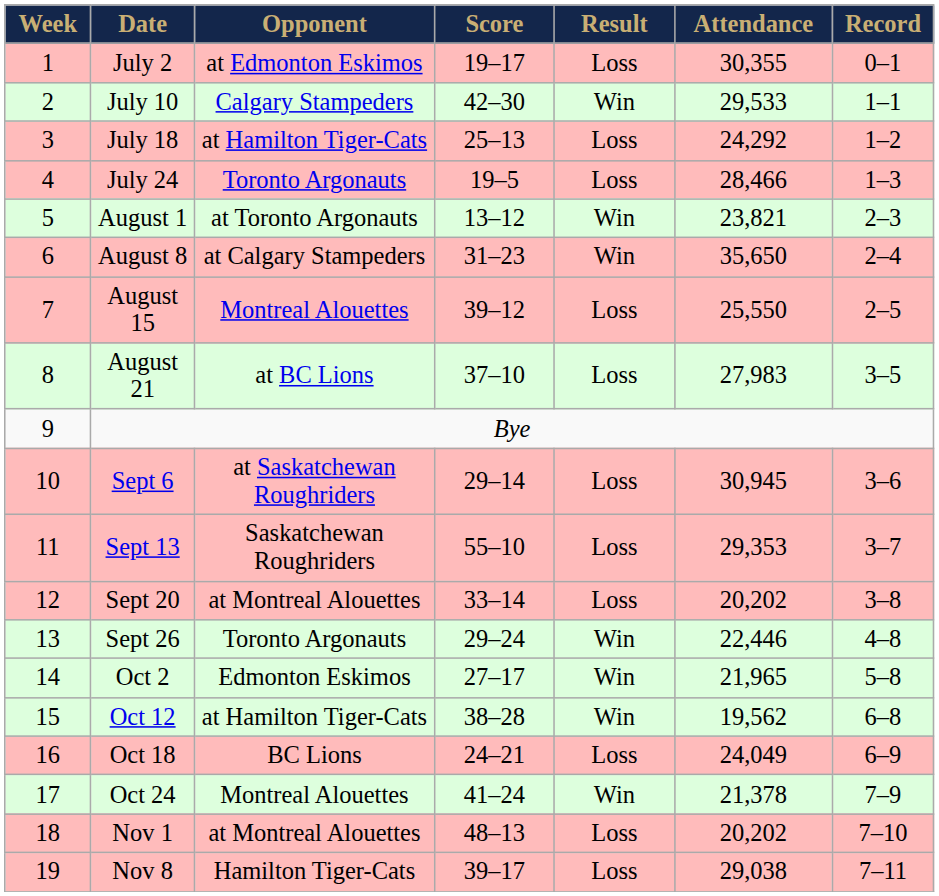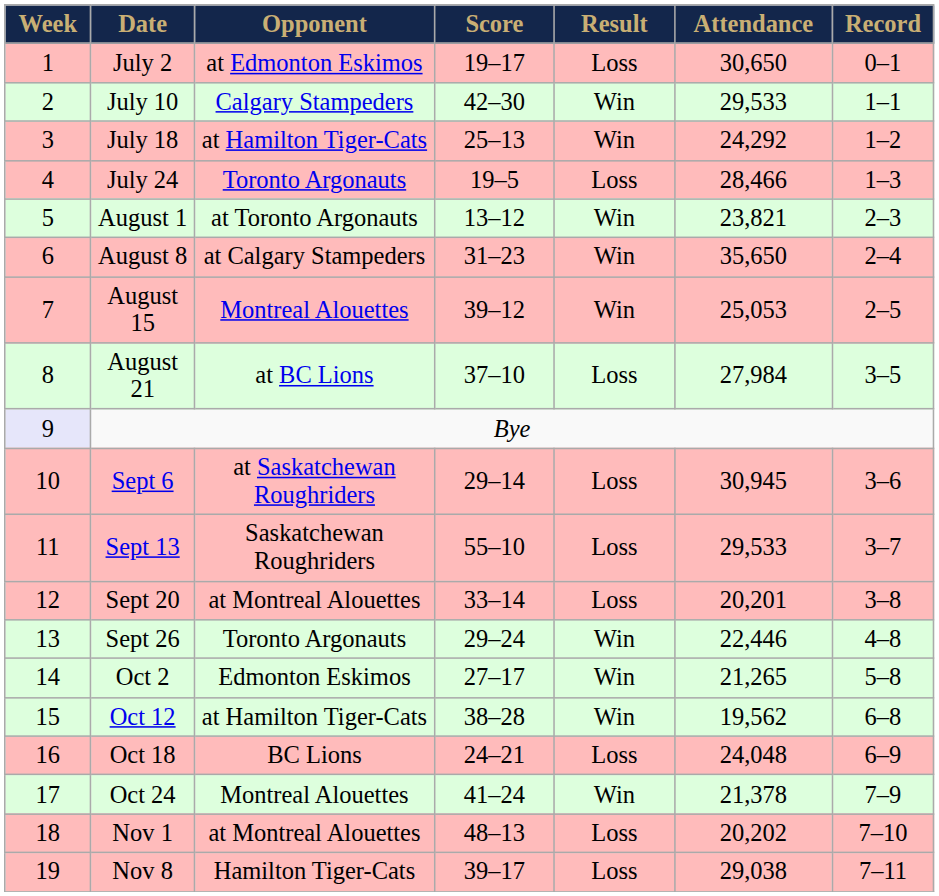(753, 62) 30,355 -> (753, 62) 30,650
(614, 140) Loss -> (614, 140) Win
(614, 309) Loss -> (614, 309) Win
(753, 309) 25,550 -> (753, 309) 25,053
(753, 375) 27,983 -> (753, 375) 27,984
(48, 428) no background -> (48, 428) lavender background
(753, 547) 29,353 -> (753, 547) 29,533
(753, 599) 20,202 -> (753, 599) 20,201
(753, 677) 21,965 -> (753, 677) 21,265
(753, 755) 24,049 -> (753, 755) 24,048
